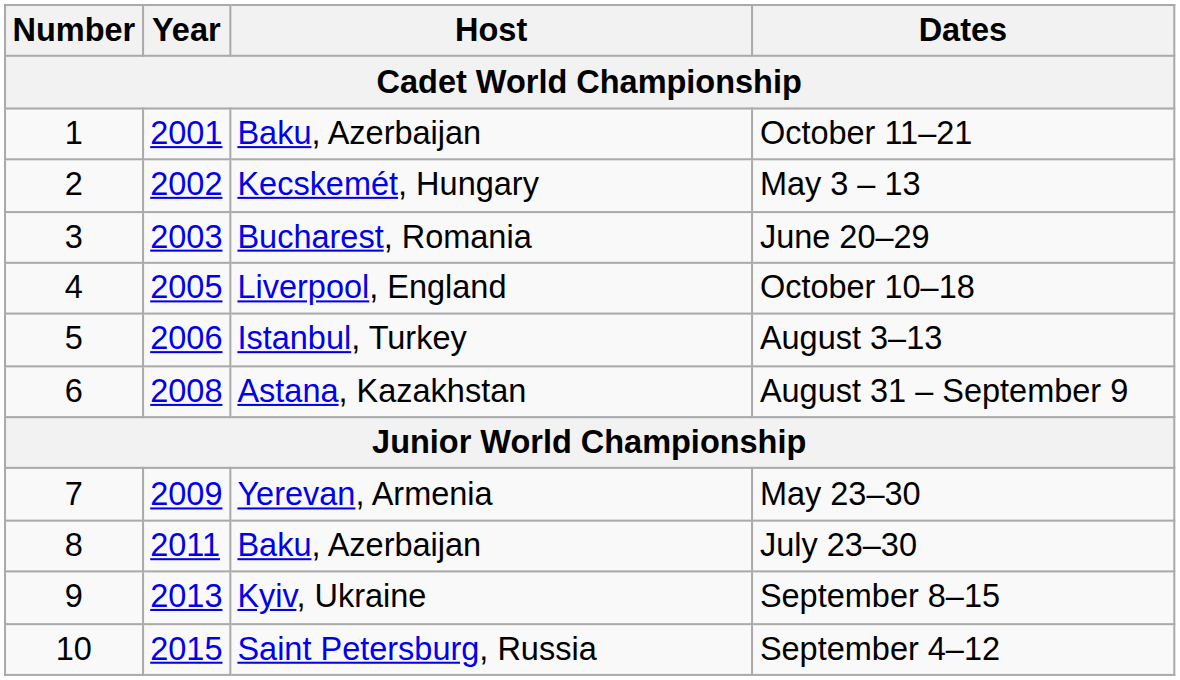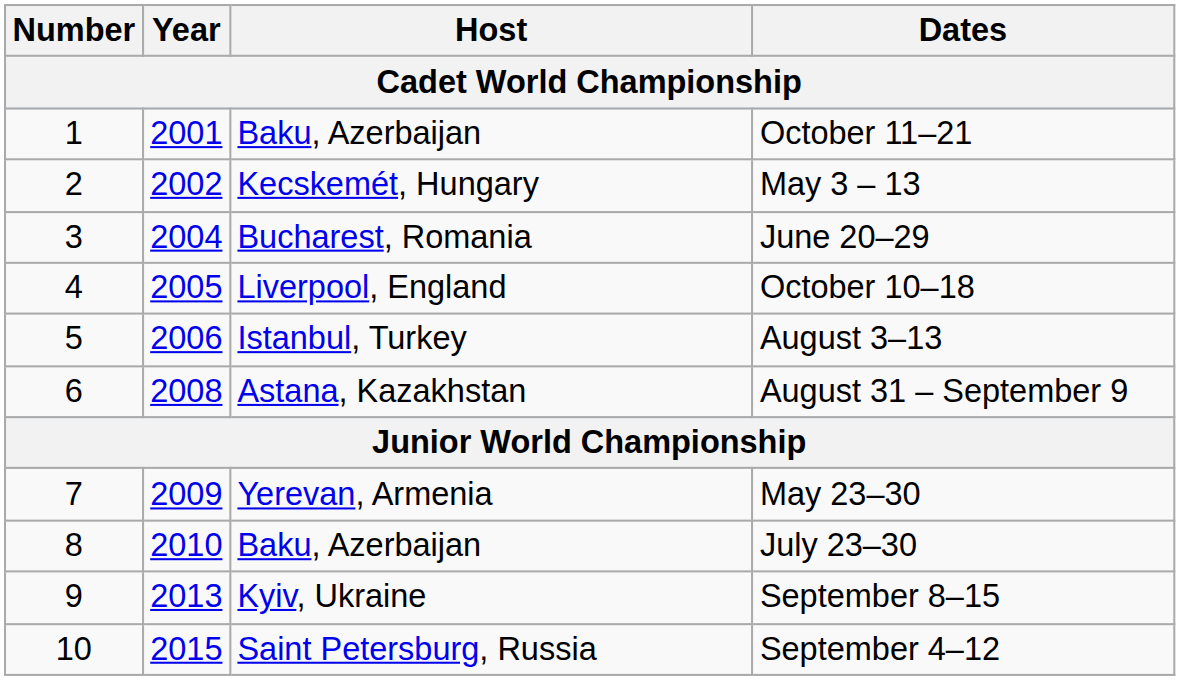(186, 236) 2003 -> (186, 236) 2004
(185, 545) 2011 -> (186, 545) 2010
